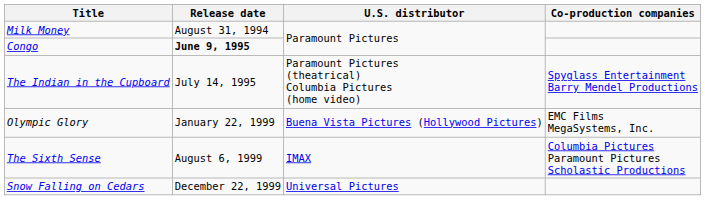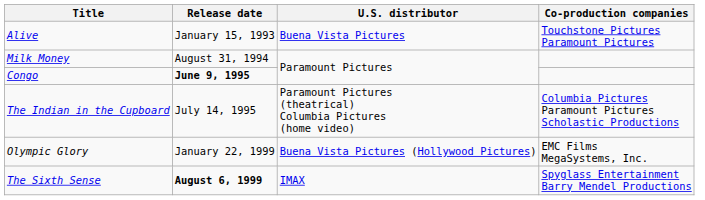+ row: (23, 36)
(623, 82) Spyglass Entertainment Barry Mendel Productions -> (610, 111) Columbia Pictures Paramount Pictures Scholastic Productions
(218, 158) normal -> (218, 181) bold
(617, 158) Columbia Pictures Paramount Pictures Scholastic Productions -> (617, 181) Spyglass Entertainment Barry Mendel Productions
- row: (76, 187)
